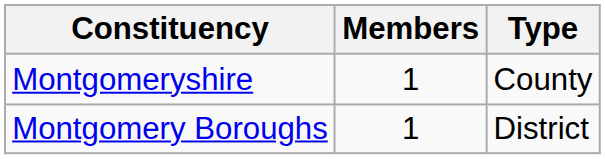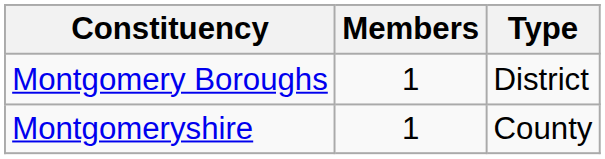rows swapped: (170, 128) <-> (133, 78)
